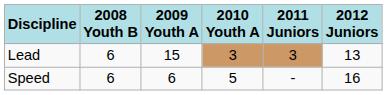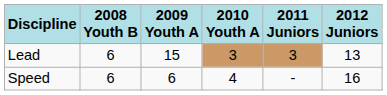(233, 78) 5 -> (233, 78) 4
